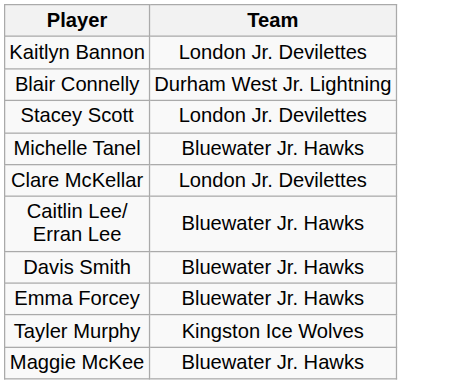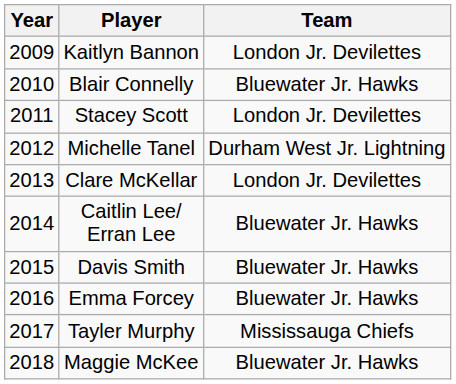+ column: (32, 20)
(273, 84) Durham West Jr. Lightning -> (327, 84) Bluewater Jr. Hawks
(273, 148) Bluewater Jr. Hawks -> (327, 148) Durham West Jr. Lightning
(273, 330) Kingston Ice Wolves -> (327, 330) Mississauga Chiefs
